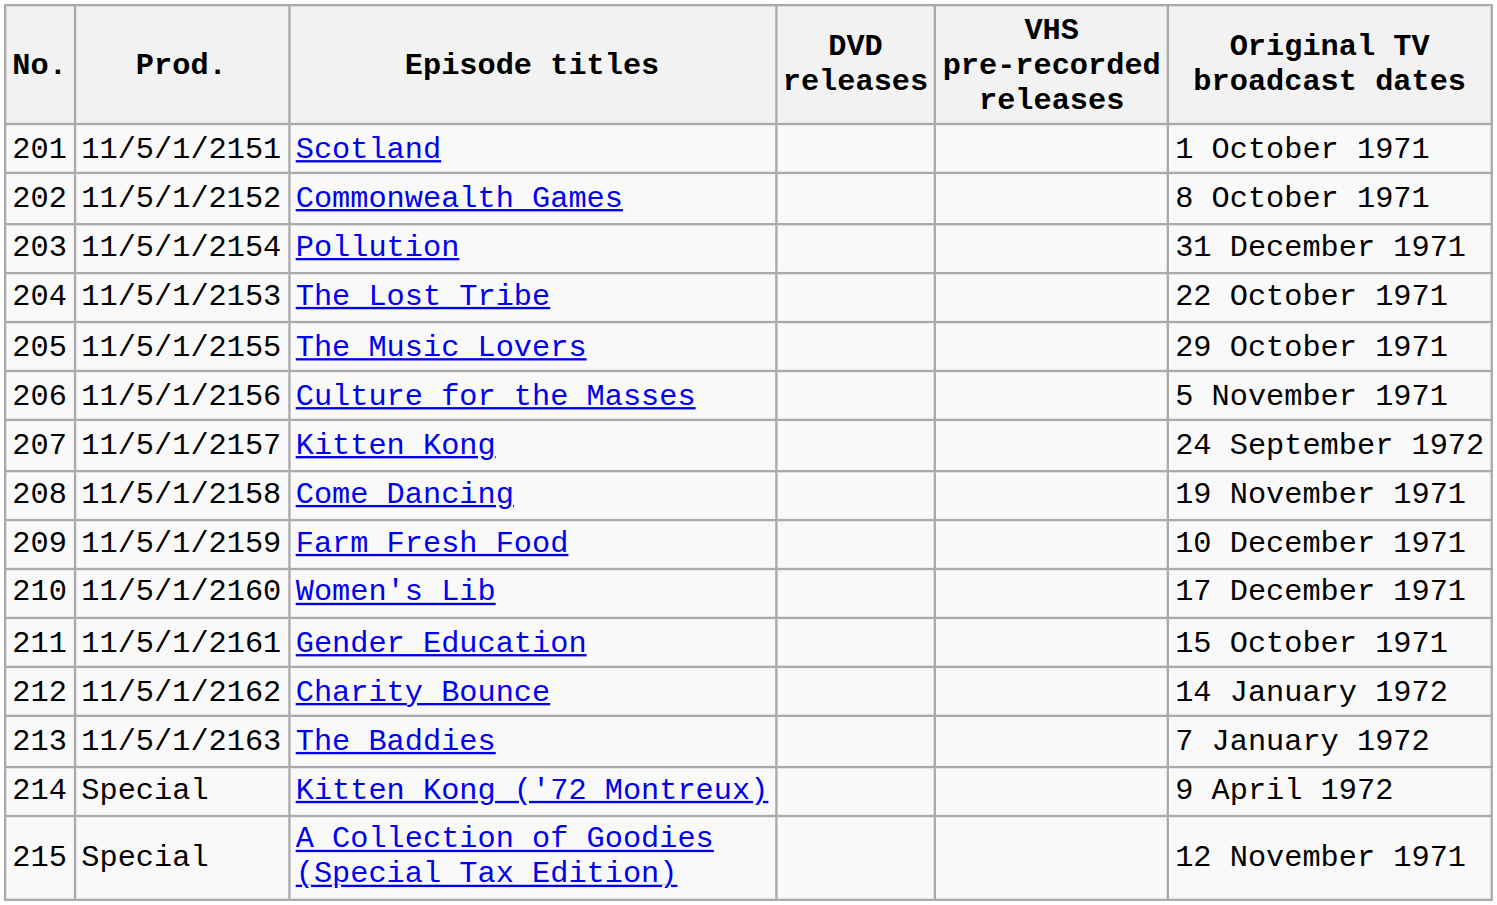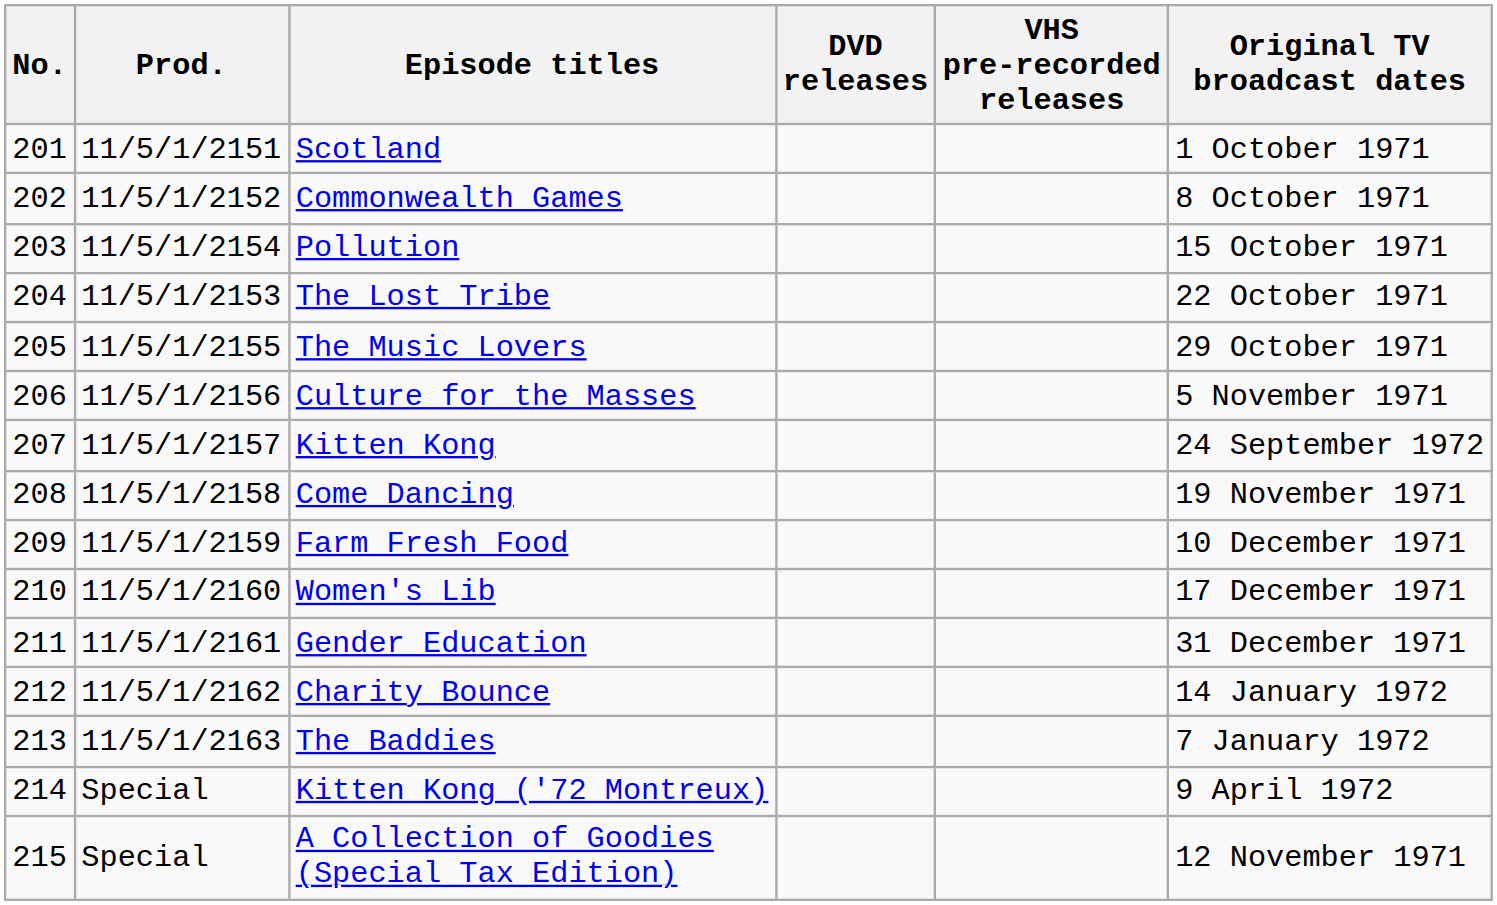(1321, 248) 31 December 1971 -> (1312, 248) 15 October 1971
(1312, 643) 15 October 1971 -> (1321, 643) 31 December 1971
